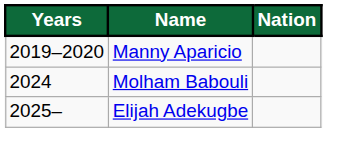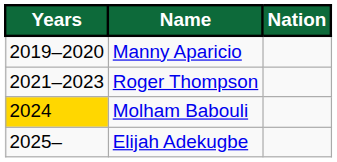+ row: (186, 81)
(31, 81) no background -> (31, 111) gold background
